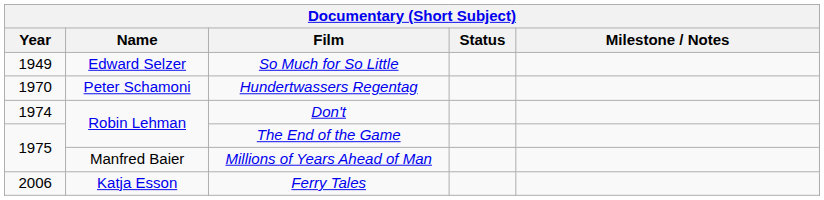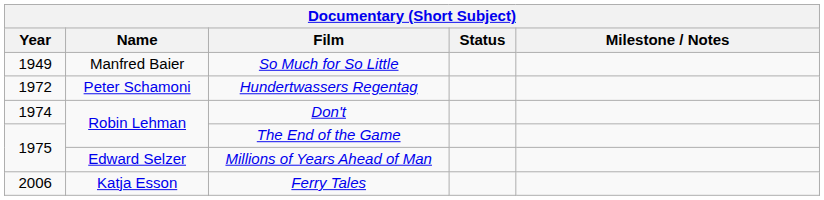(137, 64) Edward Selzer -> (137, 64) Manfred Baier
(35, 87) 1970 -> (35, 87) 1972
(137, 159) Manfred Baier -> (137, 159) Edward Selzer
